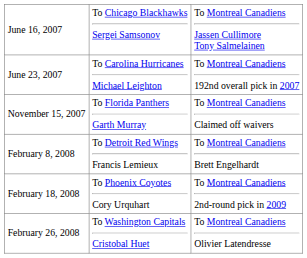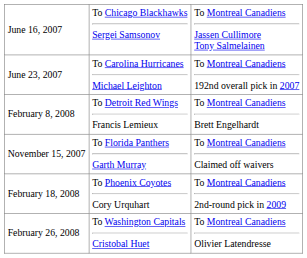rows swapped: (47, 114) <-> (41, 154)
